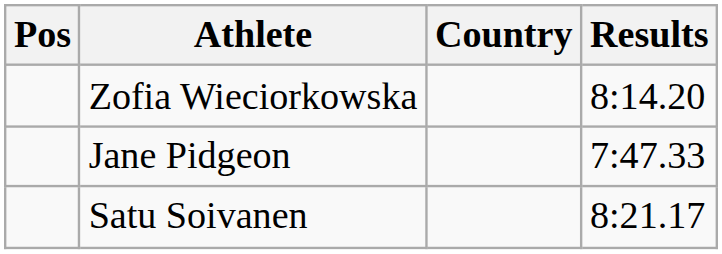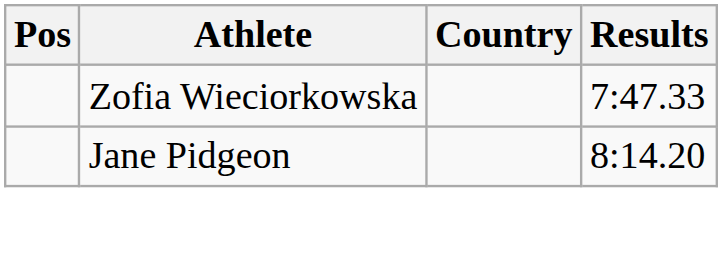(648, 95) 8:14.20 -> (648, 95) 7:47.33
(648, 155) 7:47.33 -> (648, 155) 8:14.20
- row: (198, 215)
